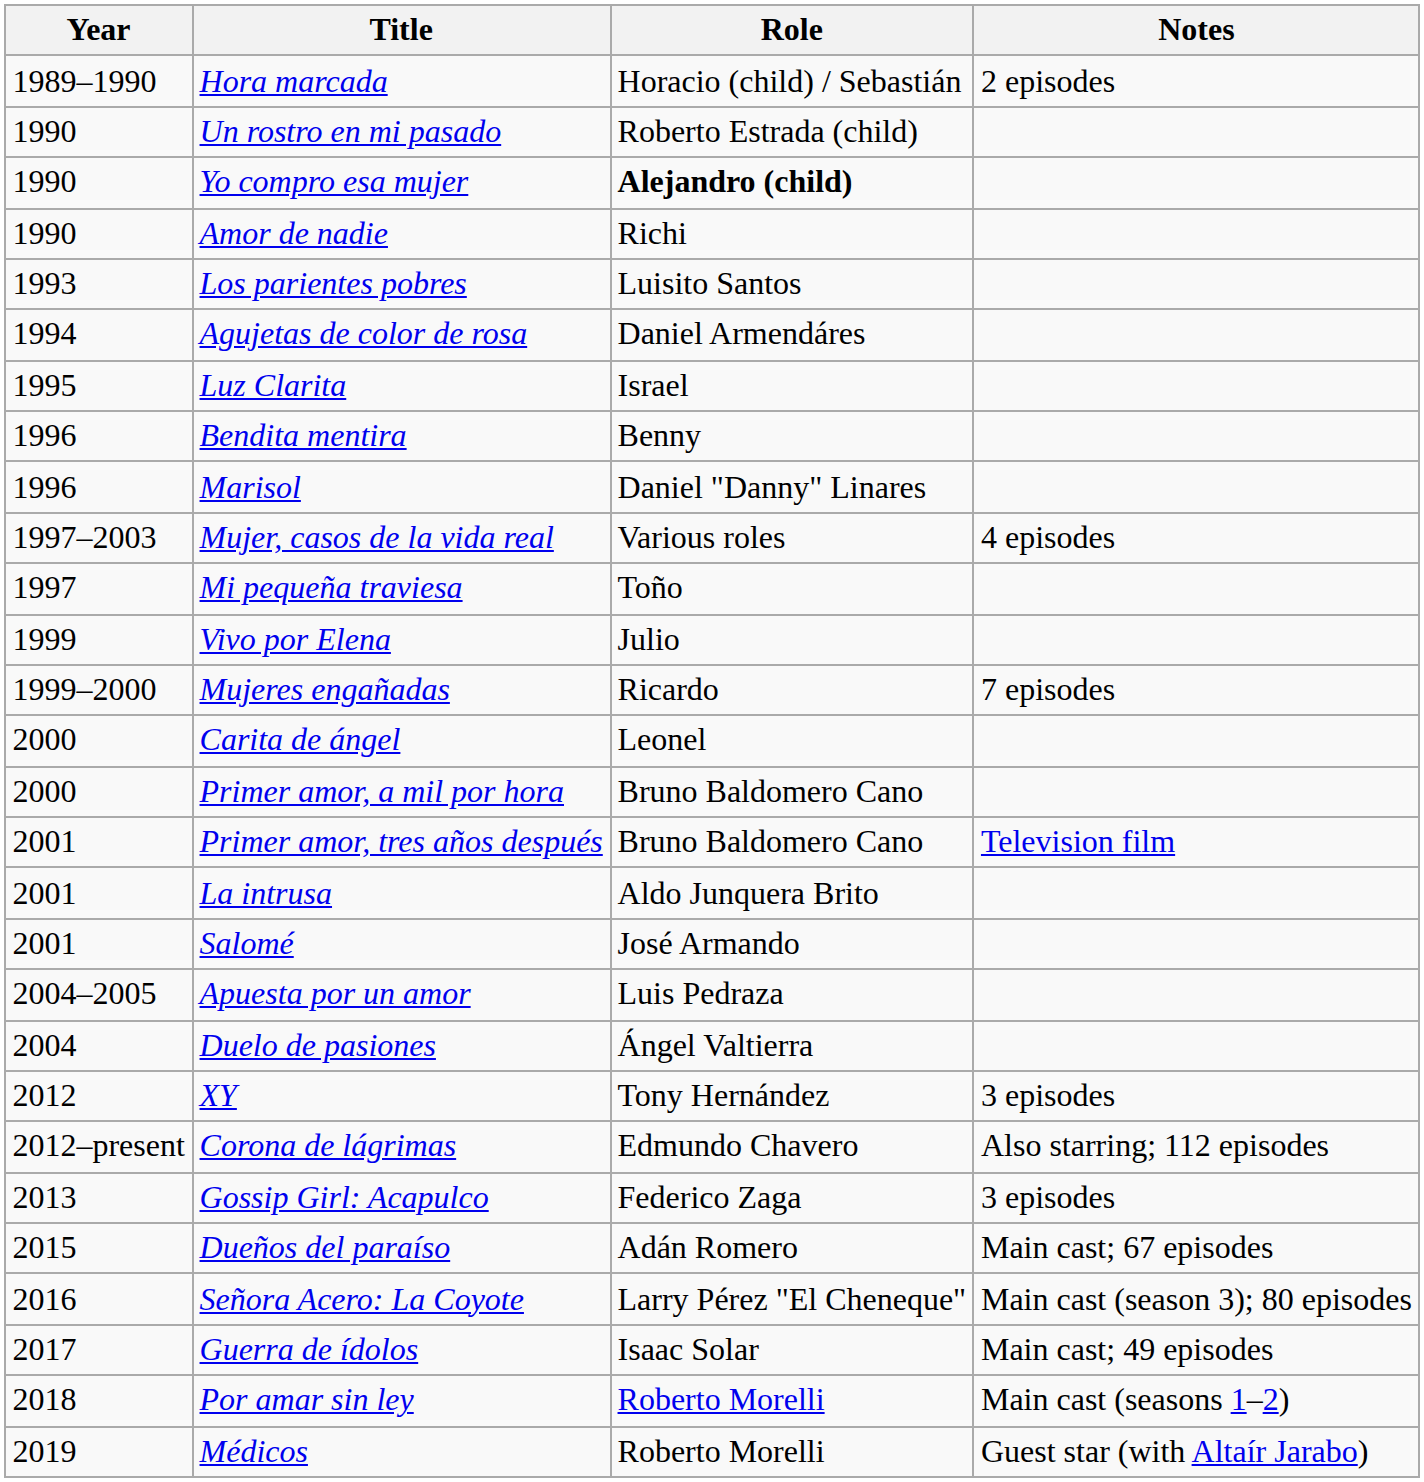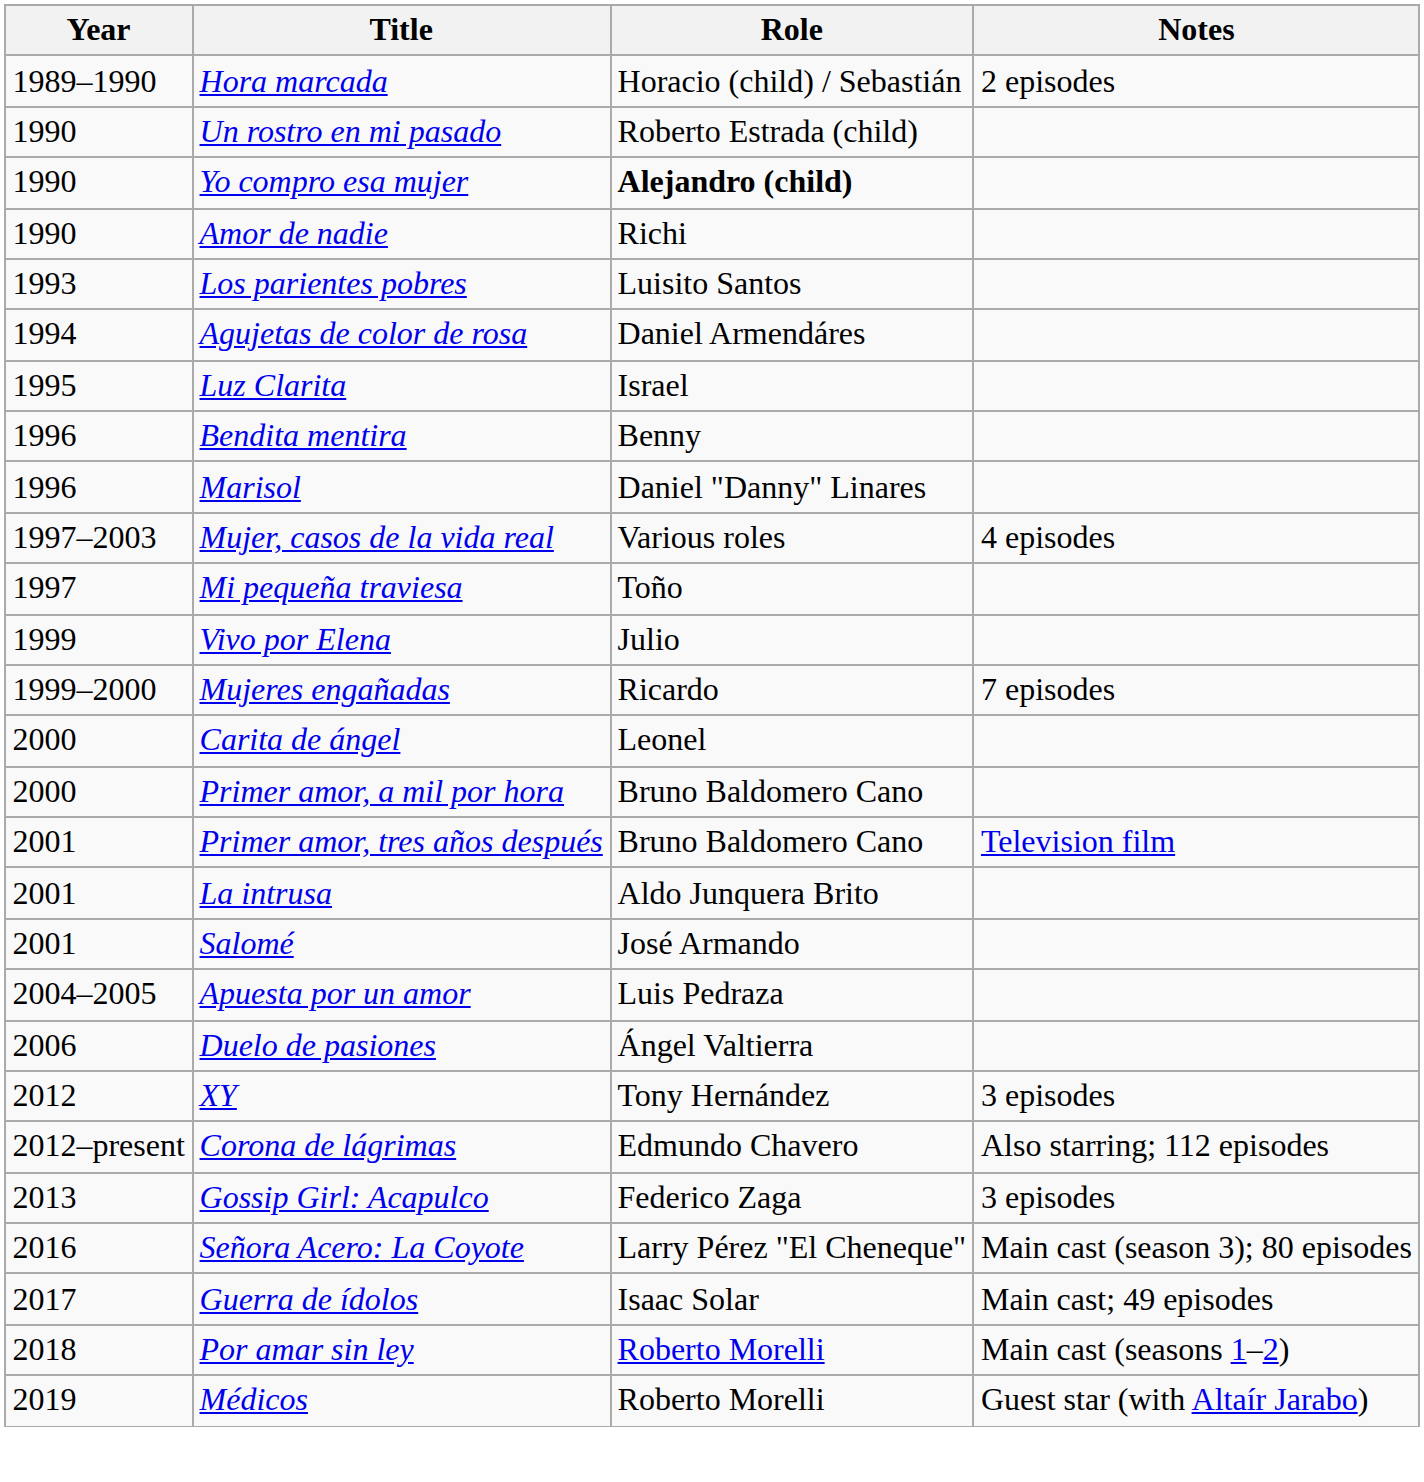(44, 1044) 2004 -> (44, 1044) 2006
- row: (325, 1247)
